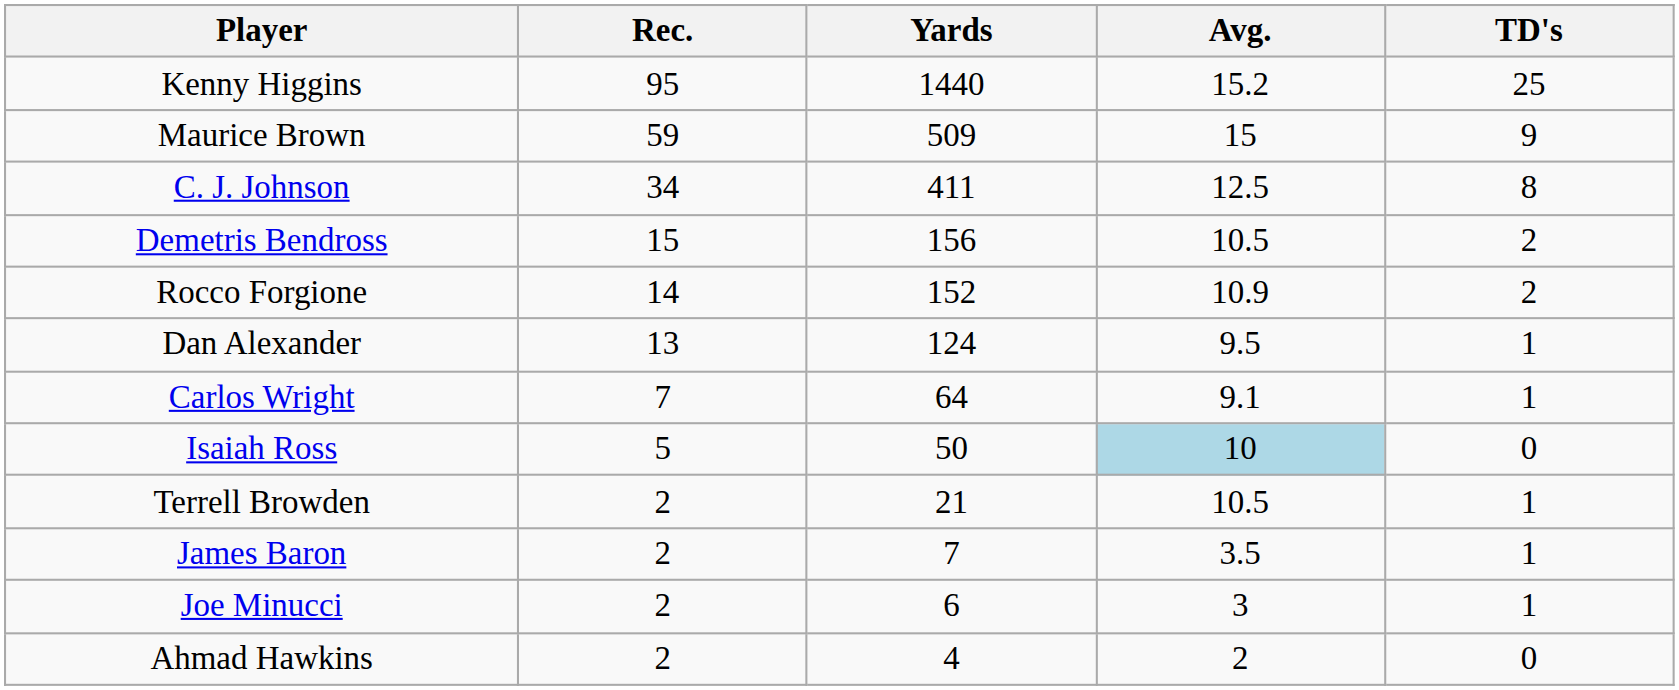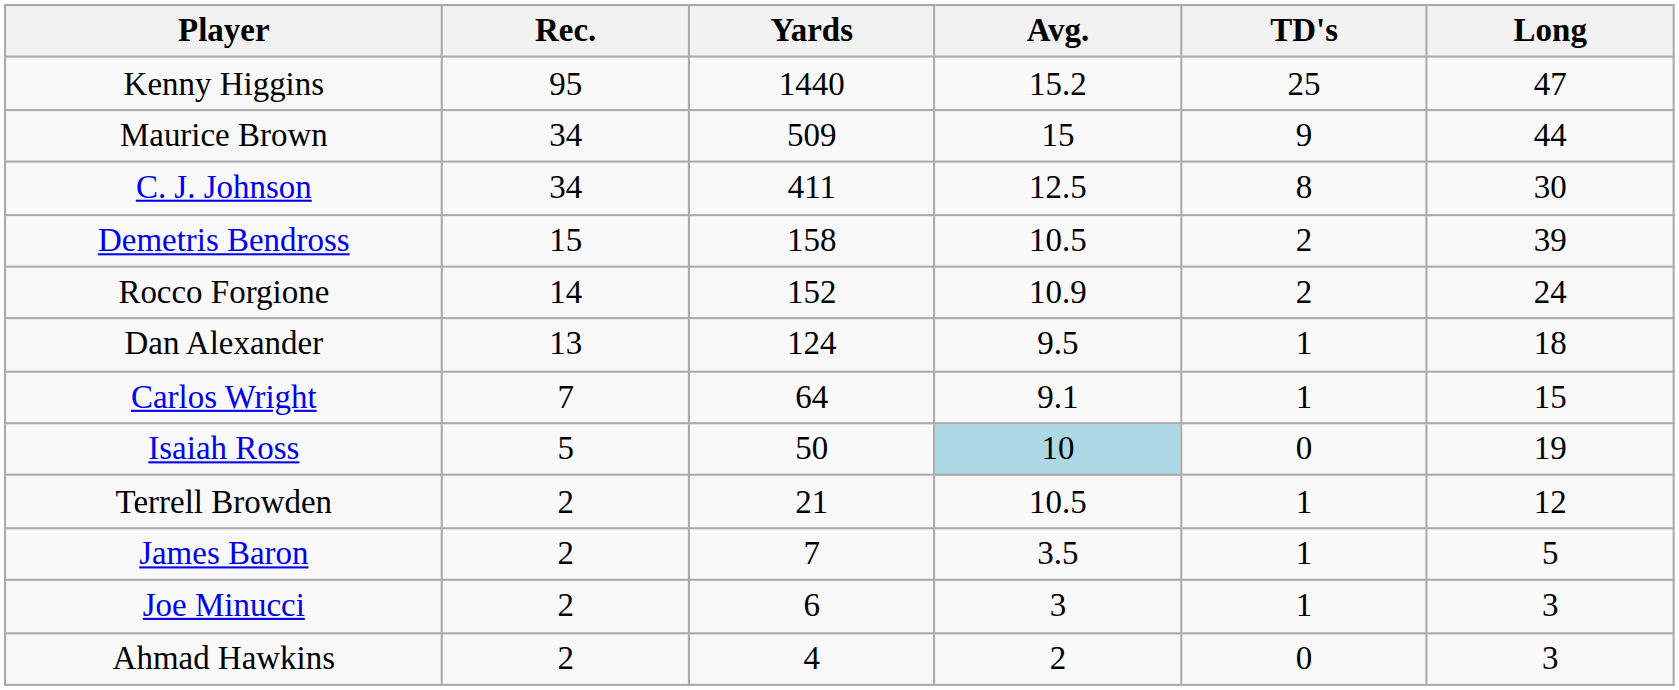+ column: (1550, 30)
(663, 135) 59 -> (566, 135) 34
(951, 239) 156 -> (812, 239) 158
